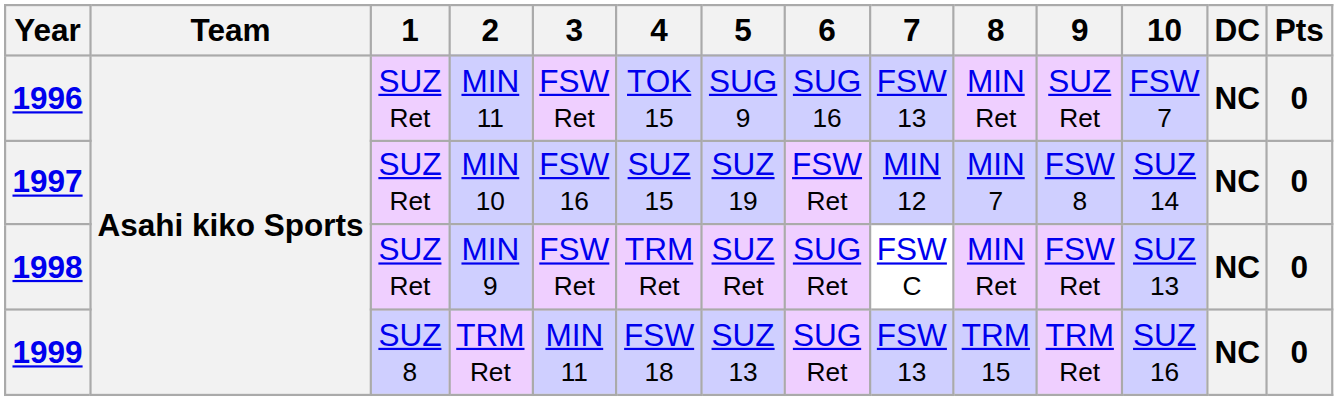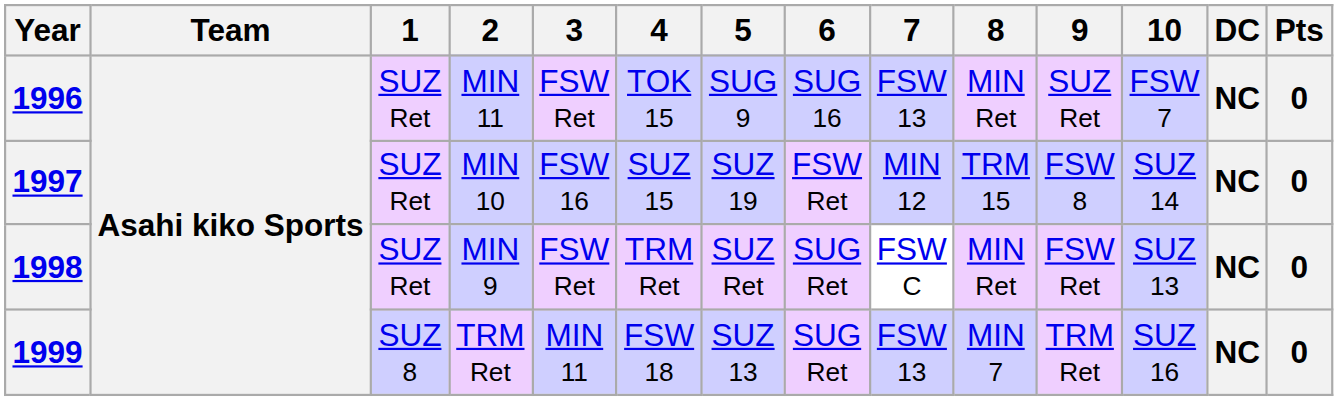(996, 183) MIN 7 -> (996, 183) TRM 15
(996, 352) TRM 15 -> (996, 352) MIN 7
